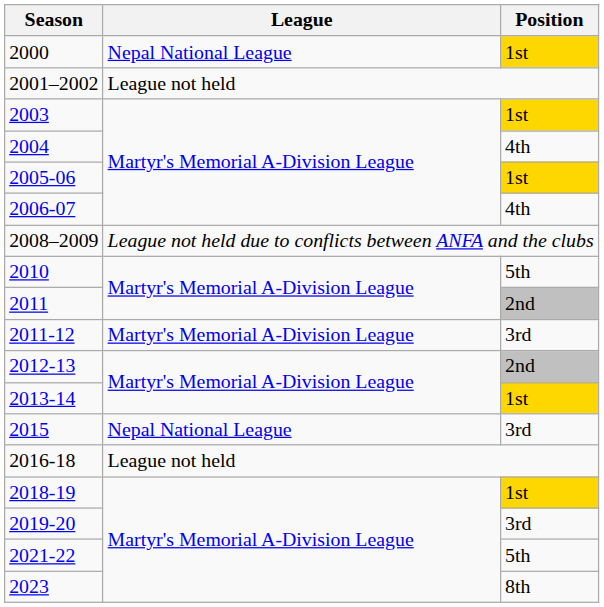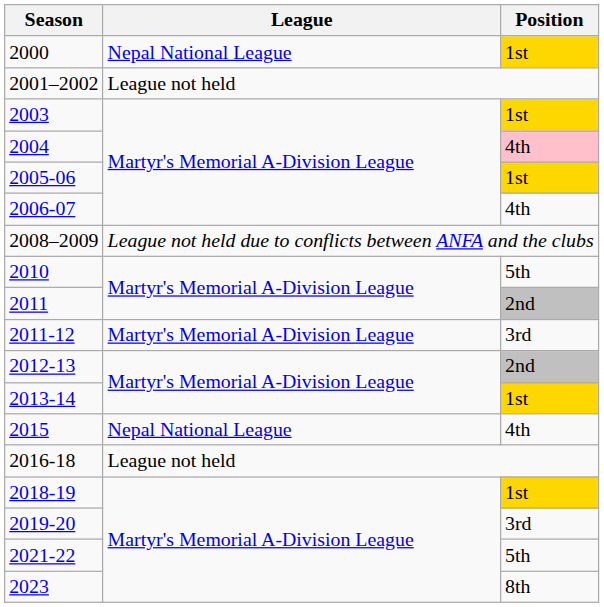(518, 146) no background -> (518, 146) pink background
(518, 429) 3rd -> (518, 429) 4th
